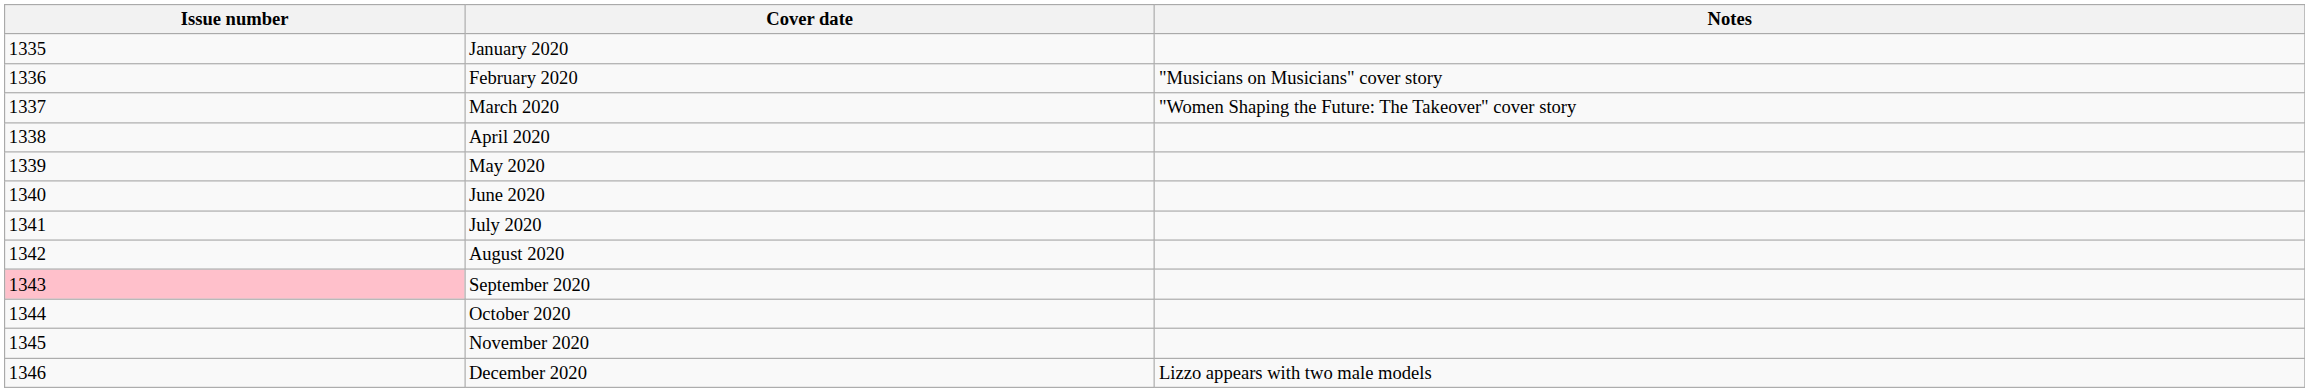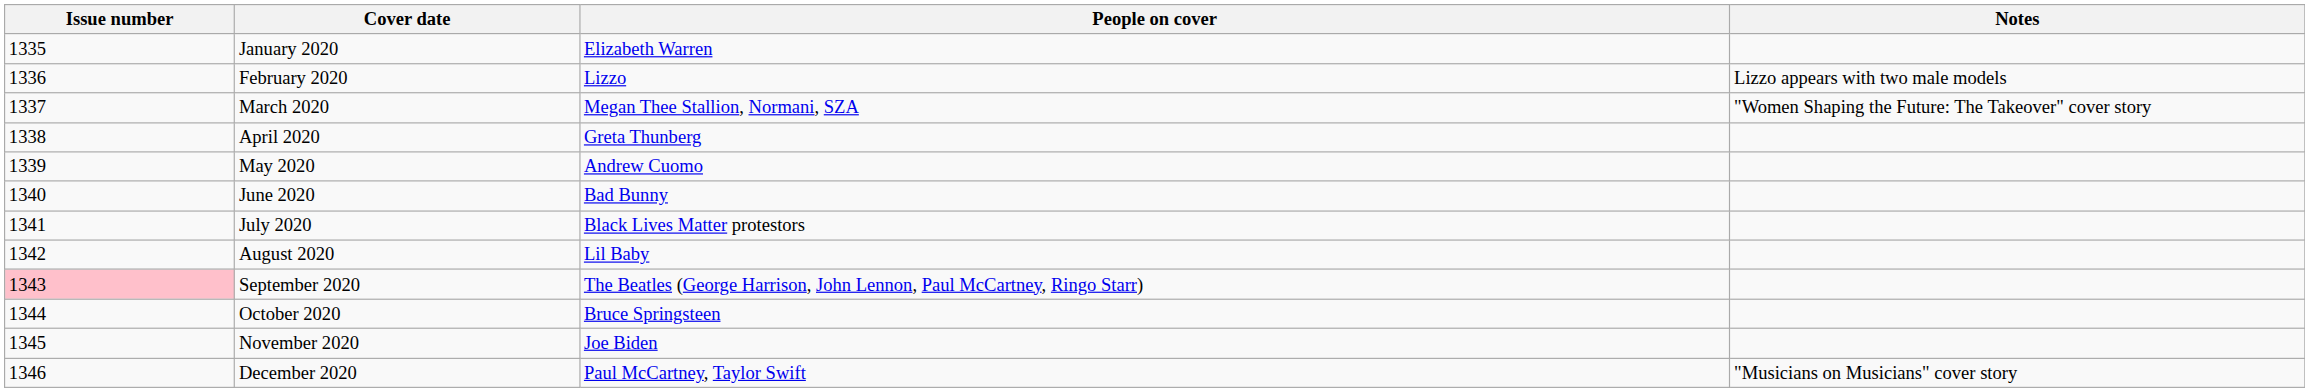+ column: (1155, 19)
(1301, 78) "Musicians on Musicians" cover story -> (1870, 78) Lizzo appears with two male models
(1295, 372) Lizzo appears with two male models -> (1876, 372) "Musicians on Musicians" cover story
